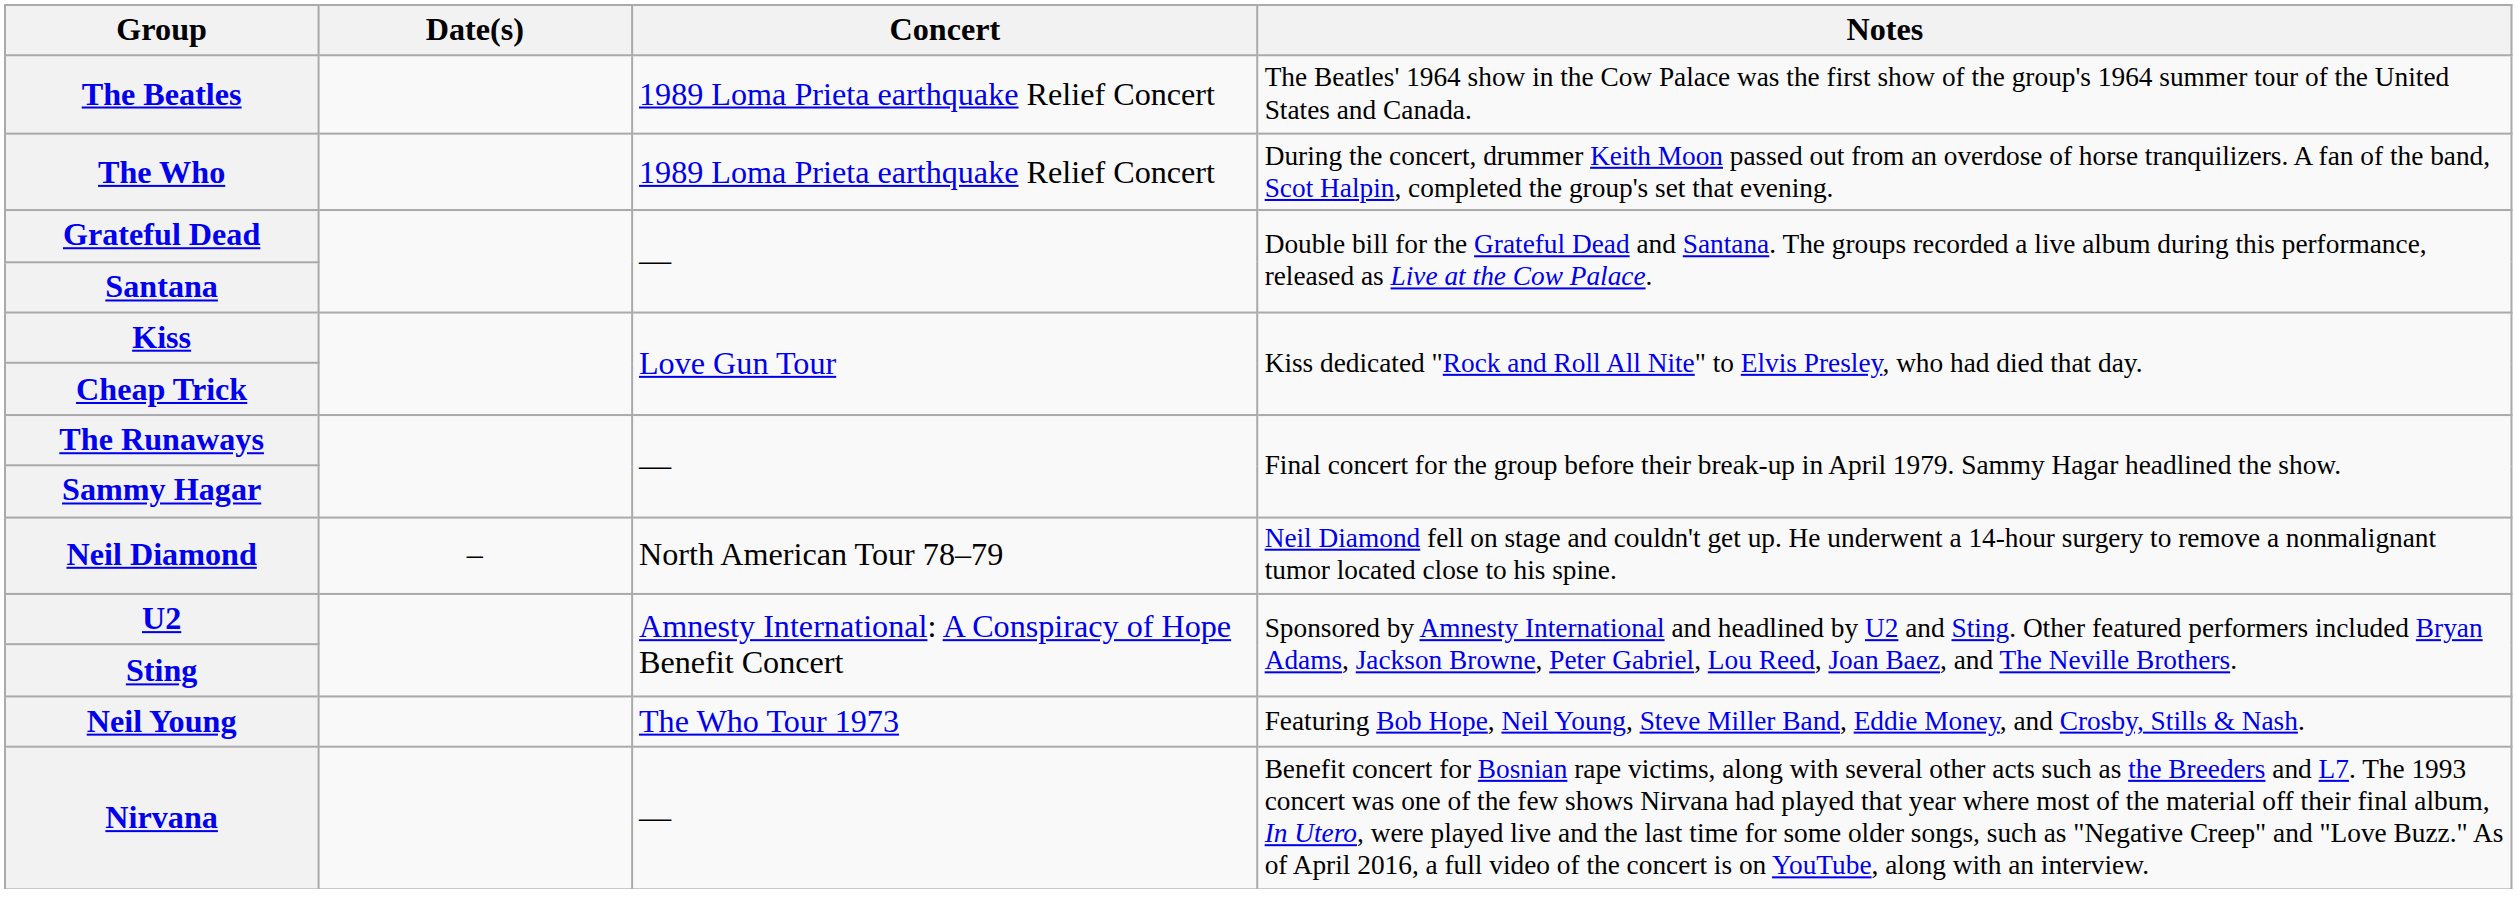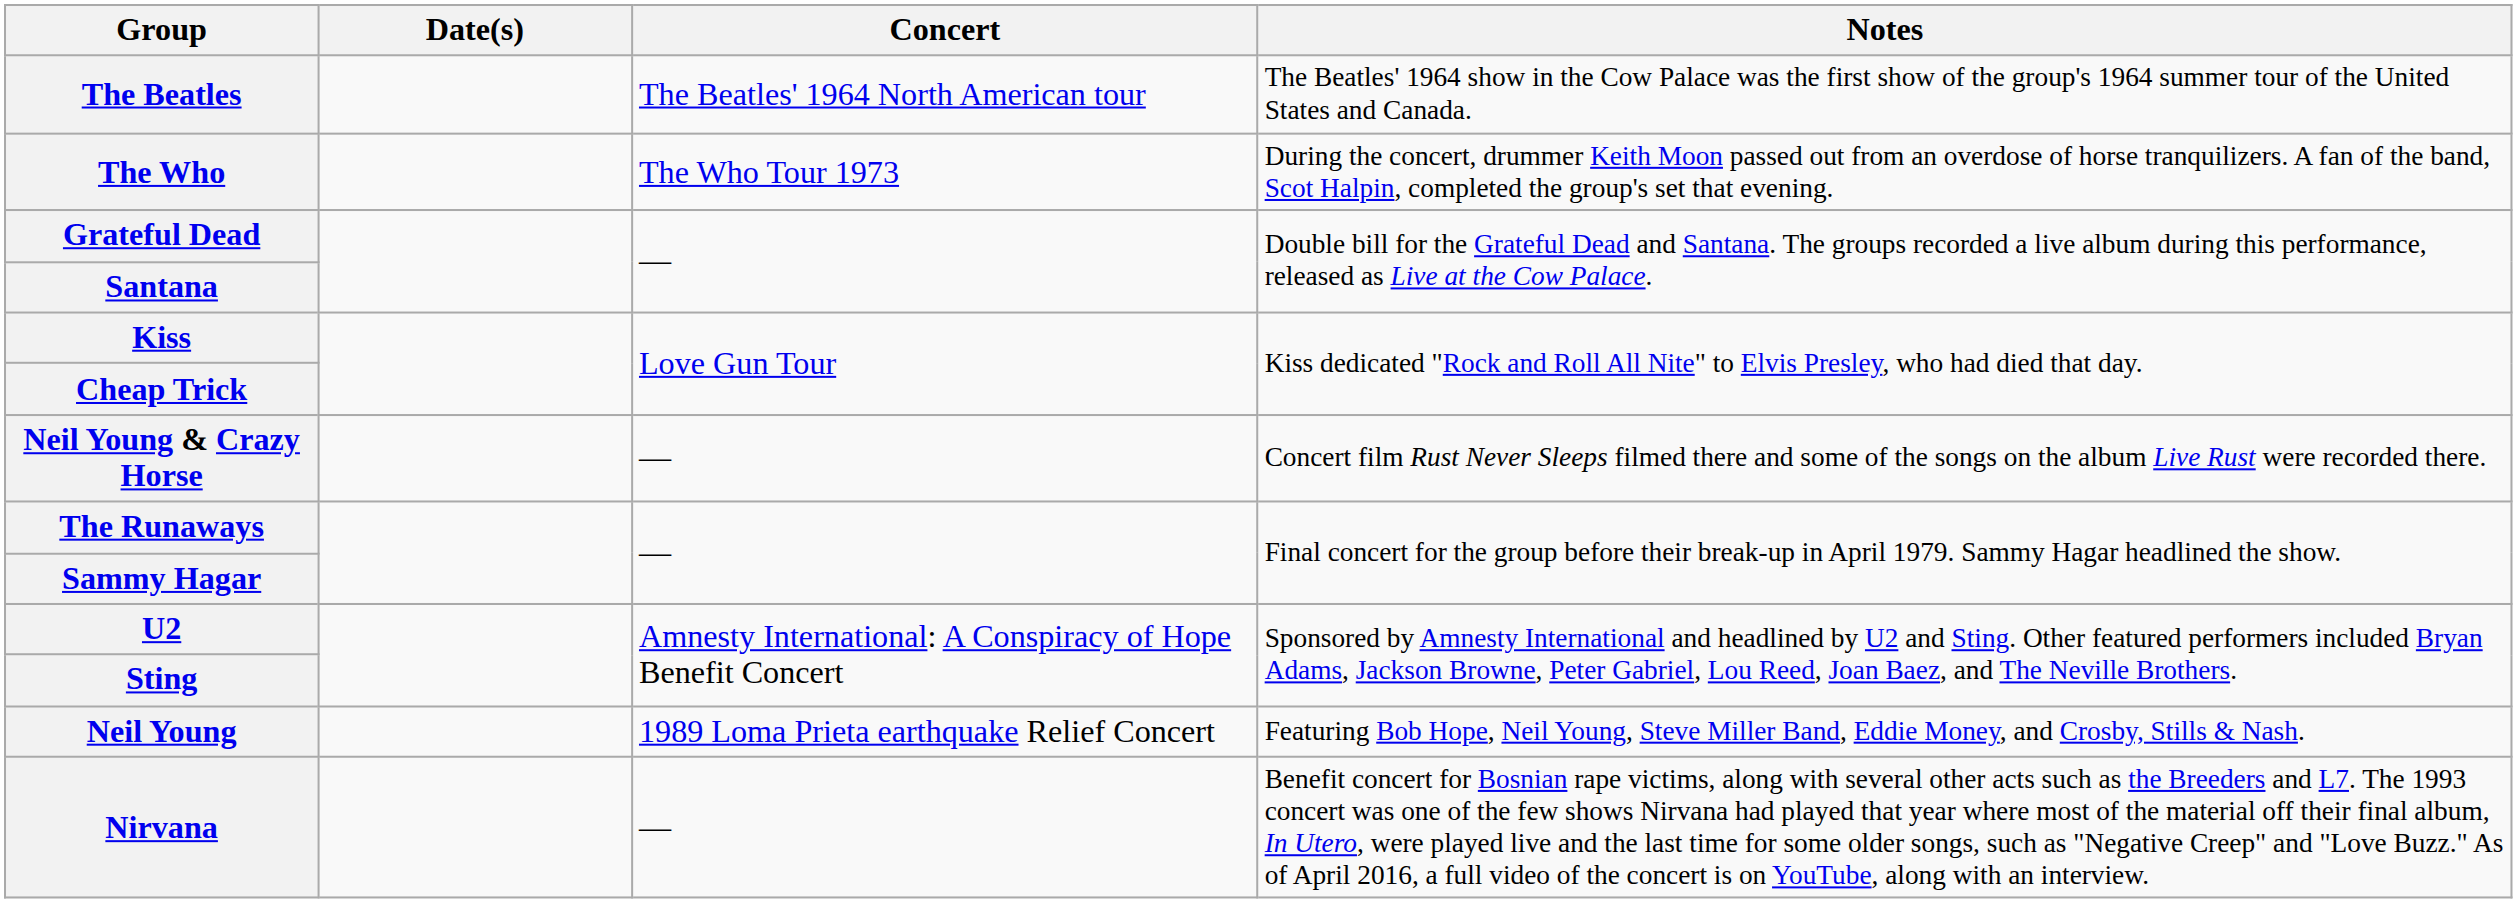(927, 94) 1989 Loma Prieta earthquake Relief Concert -> (892, 94) The Beatles' 1964 North American tour
(927, 171) 1989 Loma Prieta earthquake Relief Concert -> (769, 171) The Who Tour 1973
+ row: (162, 457)
- row: (162, 554)
(769, 720) The Who Tour 1973 -> (927, 730) 1989 Loma Prieta earthquake Relief Concert
